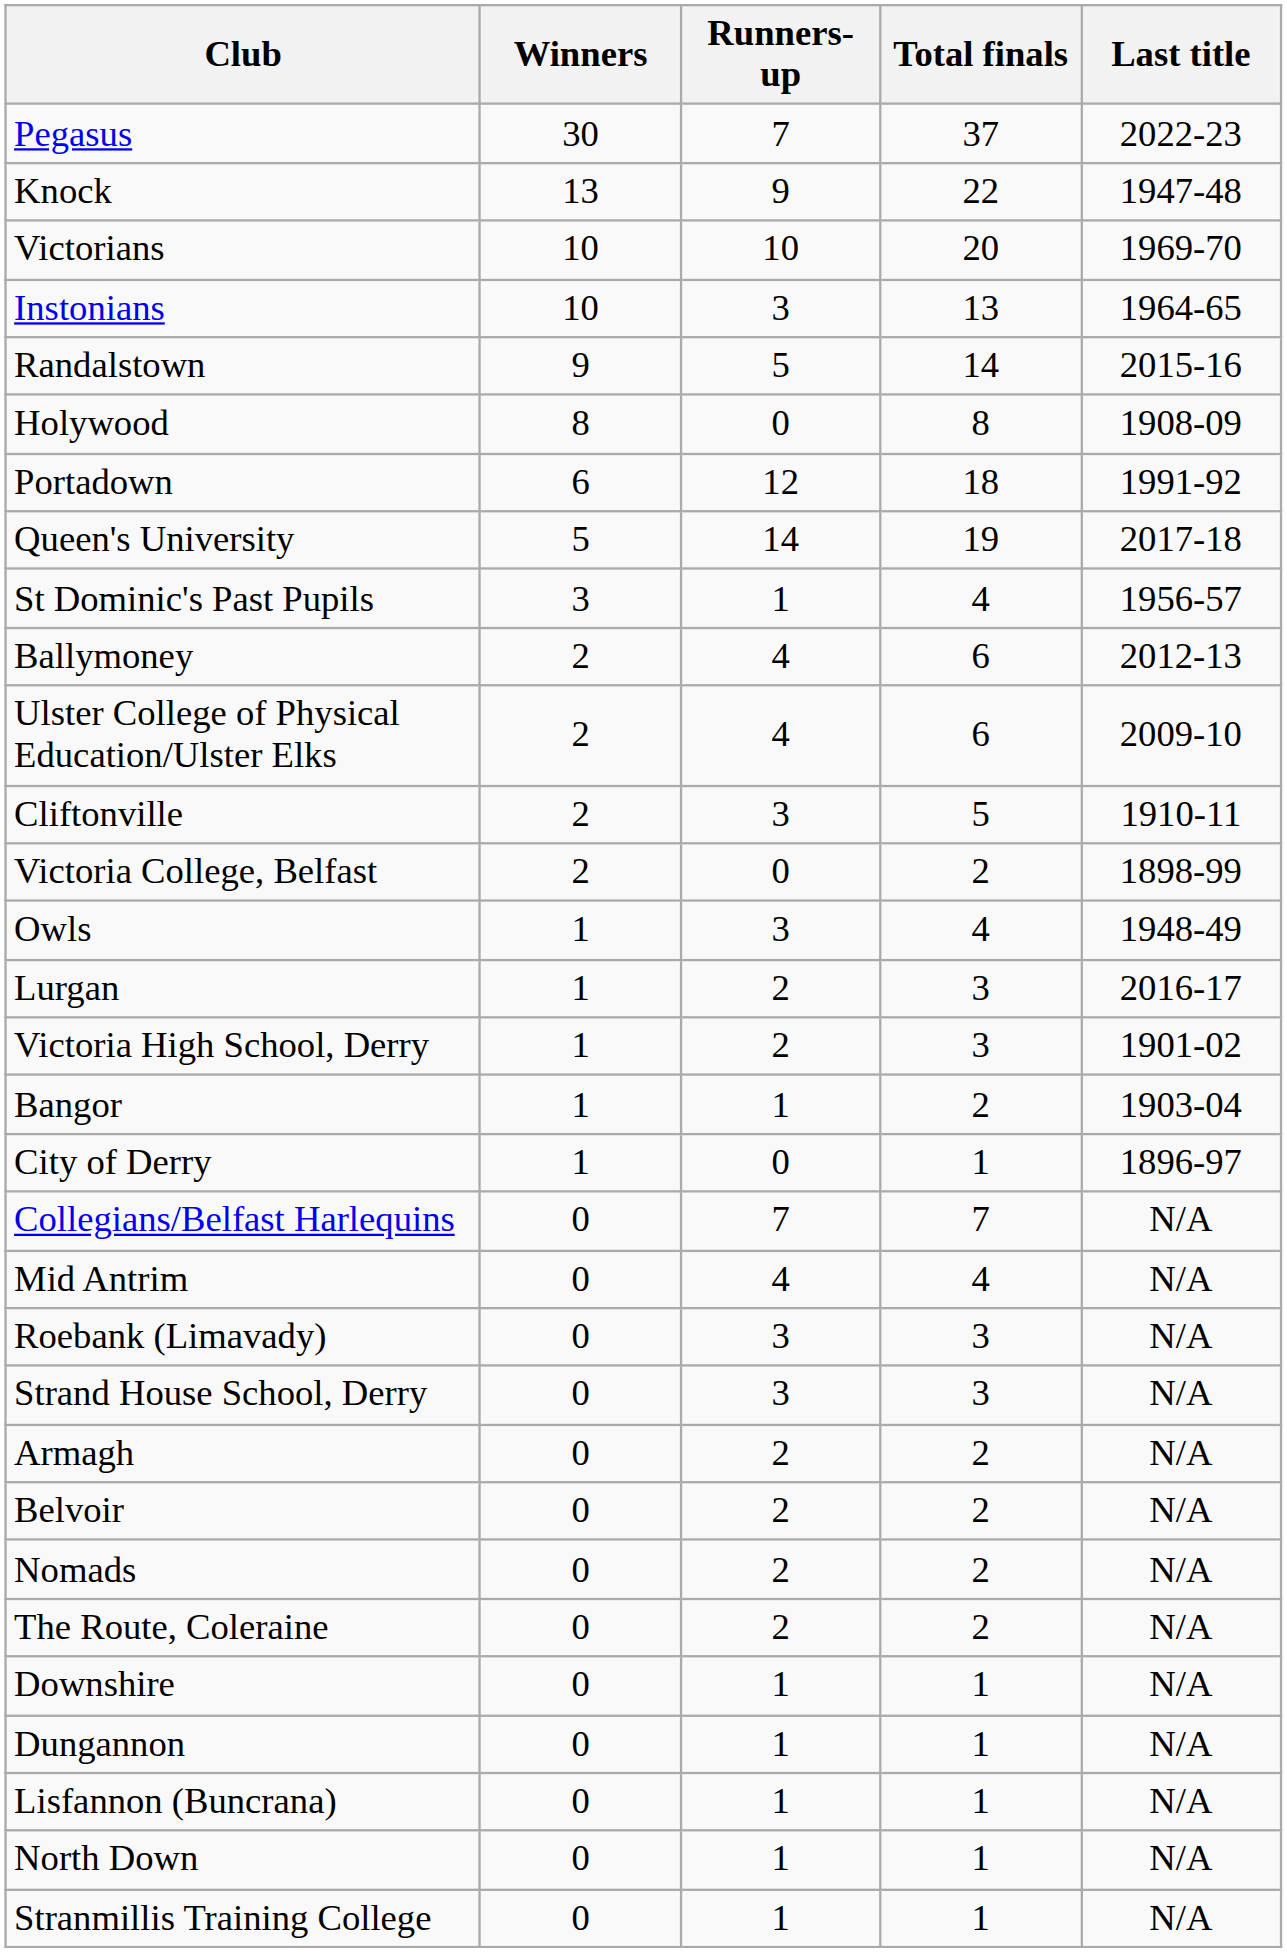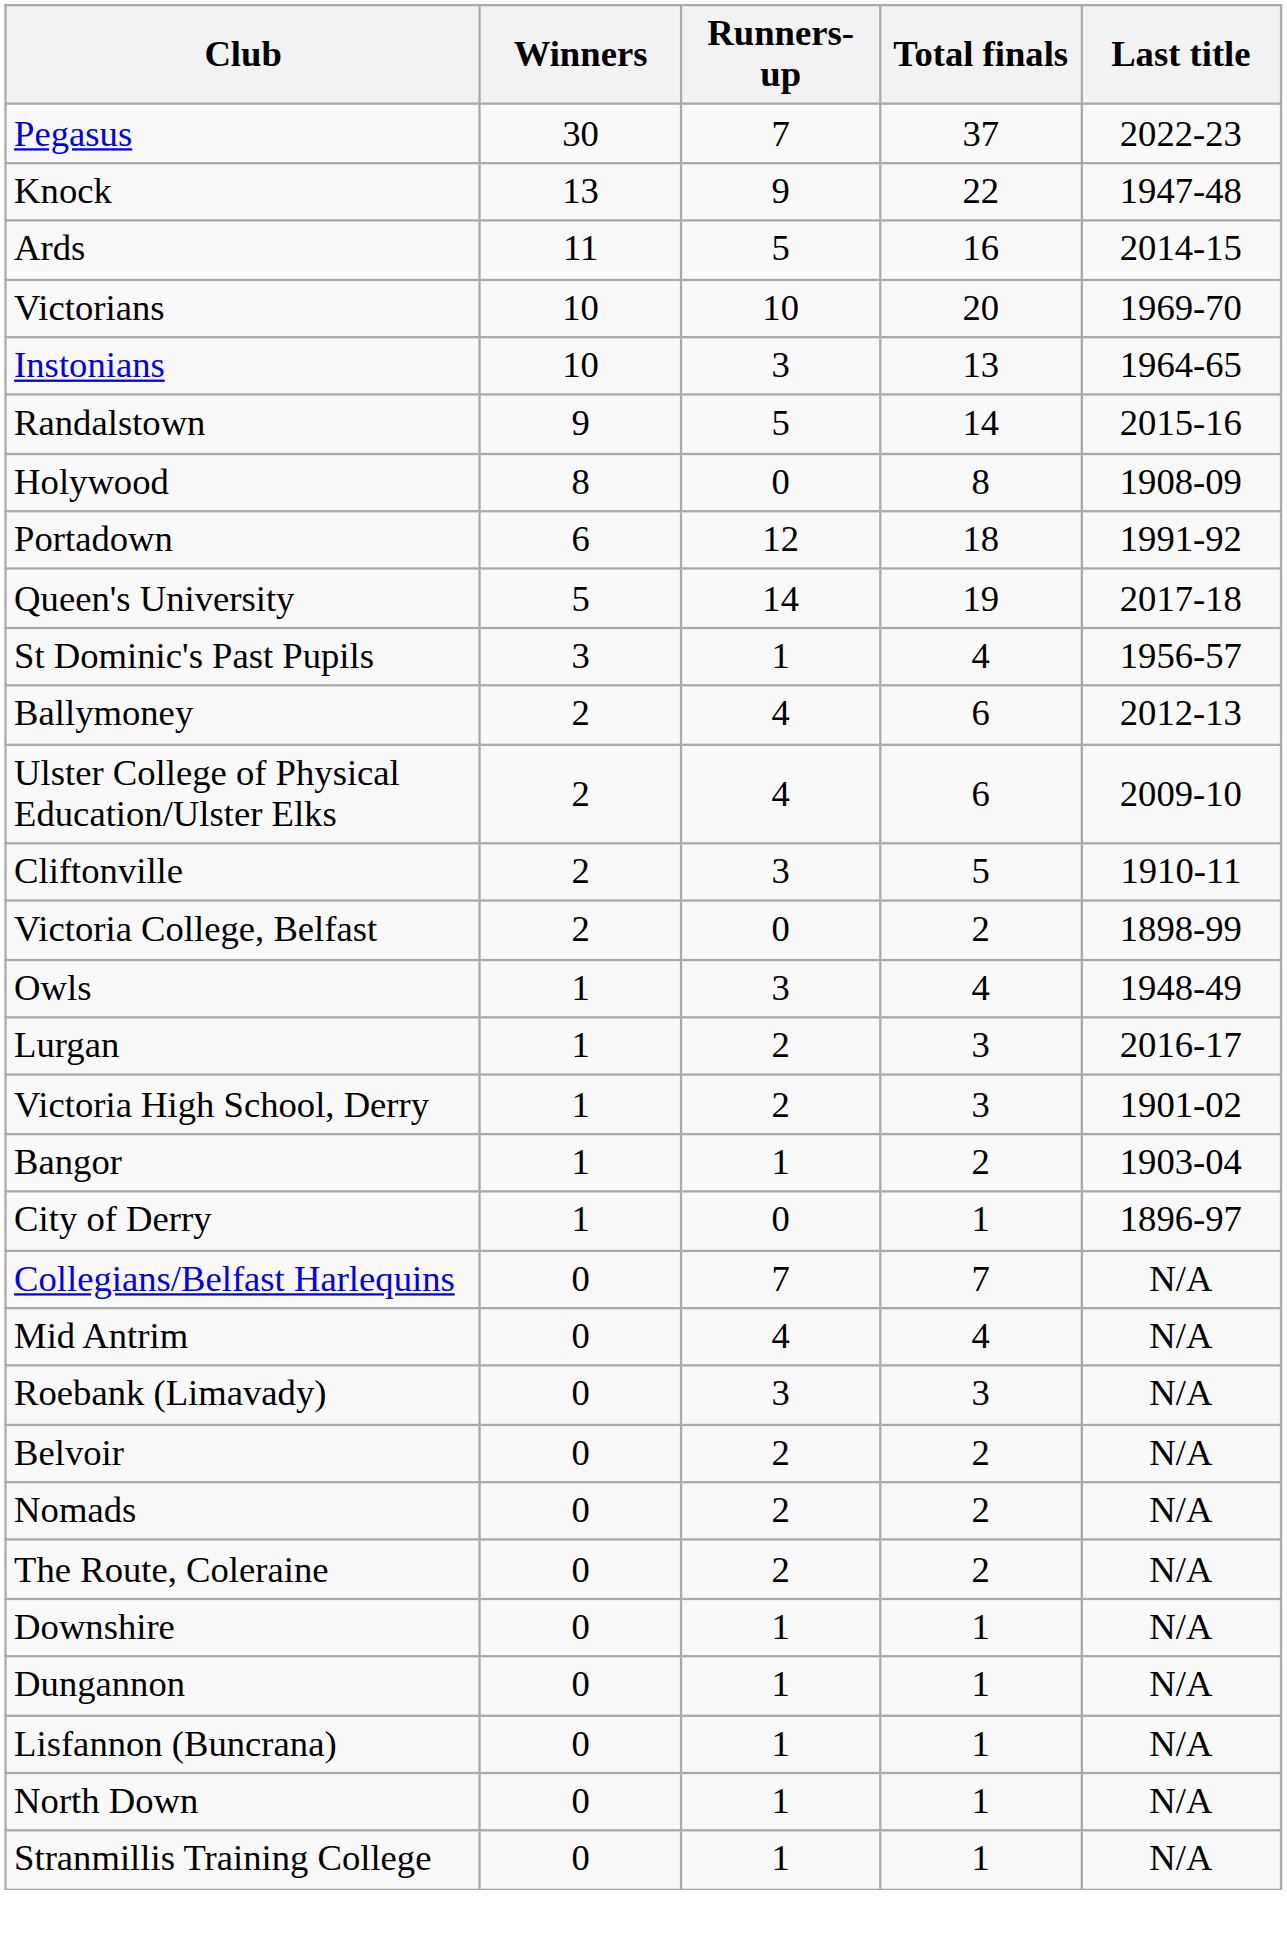+ row: (50, 249)
- row: (221, 1394)
- row: (74, 1452)
